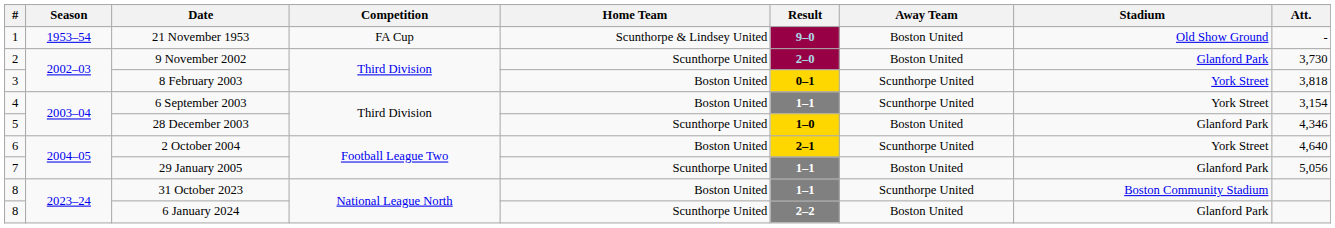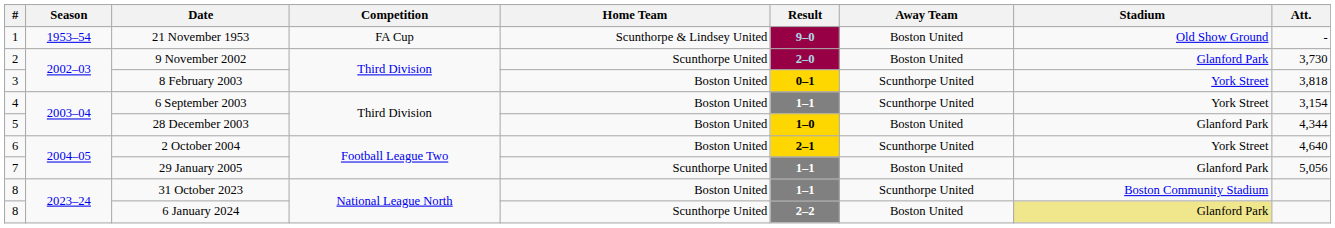(720, 124) Scunthorpe United -> (731, 124) Boston United
(1313, 124) 4,346 -> (1313, 124) 4,344
(1233, 211) no background -> (1233, 211) khaki background
